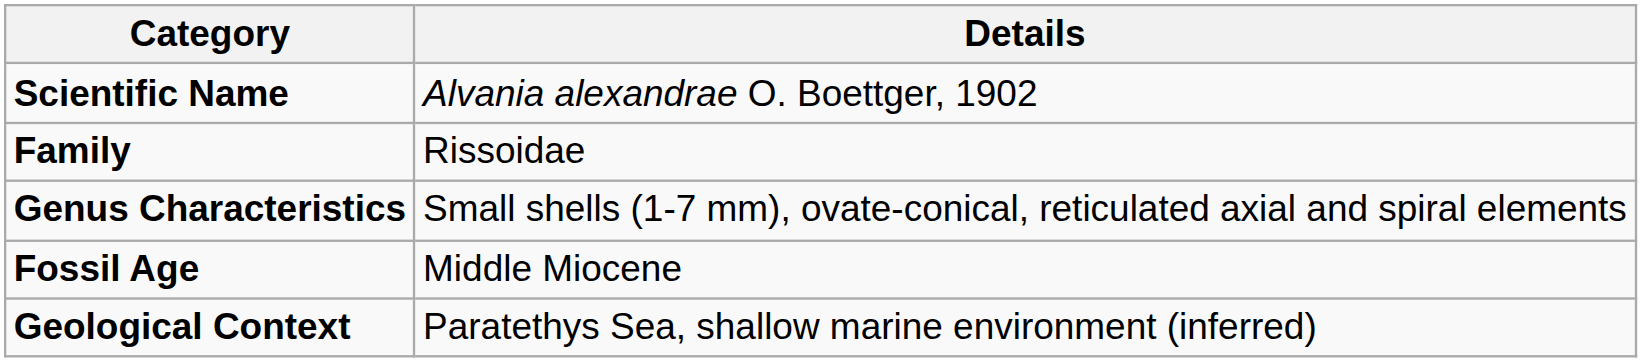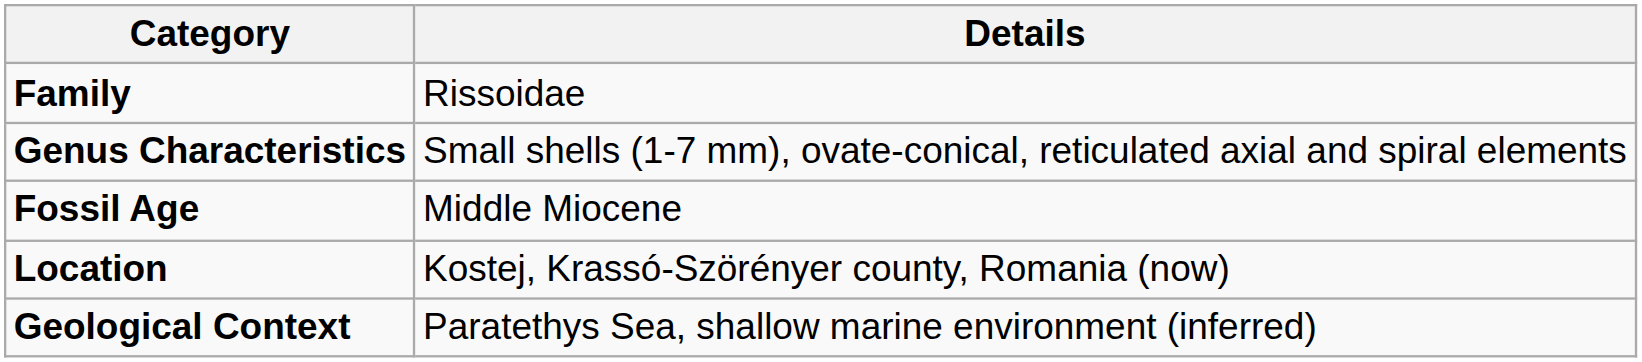- row: (151, 92)
+ row: (91, 268)
